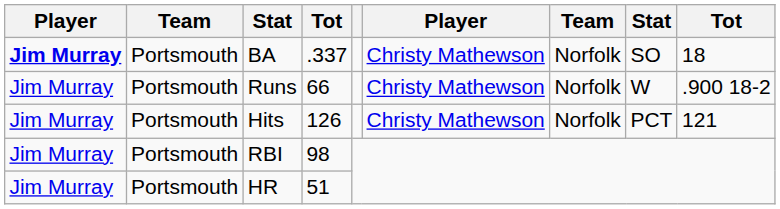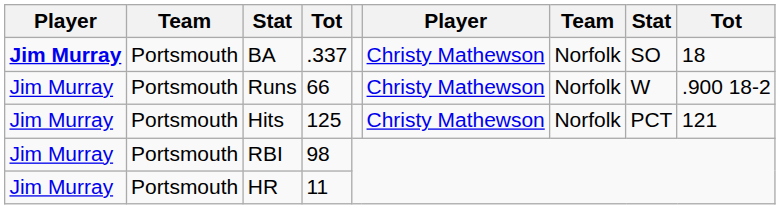(324, 120) 126 -> (324, 120) 125
(318, 187) 51 -> (317, 187) 11
